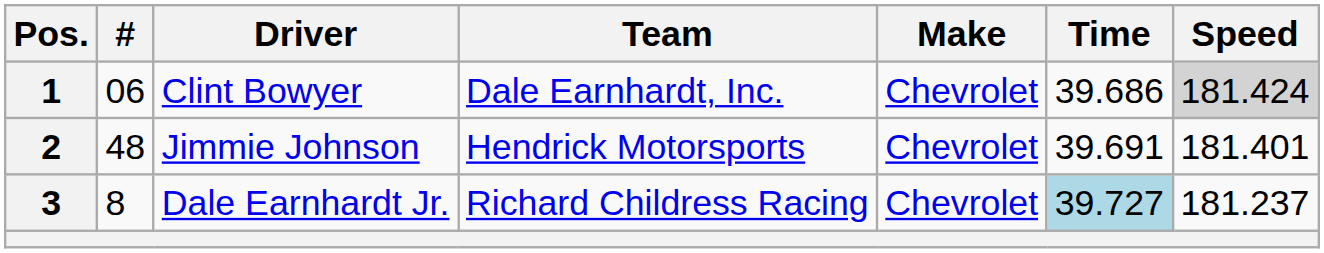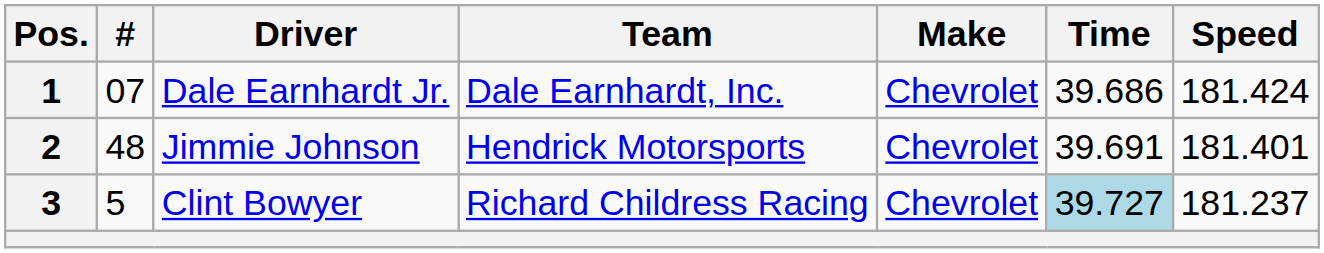(125, 90) 06 -> (125, 90) 07
(262, 90) Clint Bowyer -> (306, 90) Dale Earnhardt Jr.
(1245, 90) lightgrey background -> (1245, 90) no background
(115, 203) 8 -> (115, 203) 5
(306, 203) Dale Earnhardt Jr. -> (262, 203) Clint Bowyer
